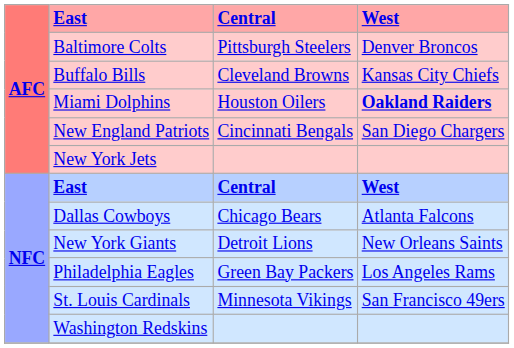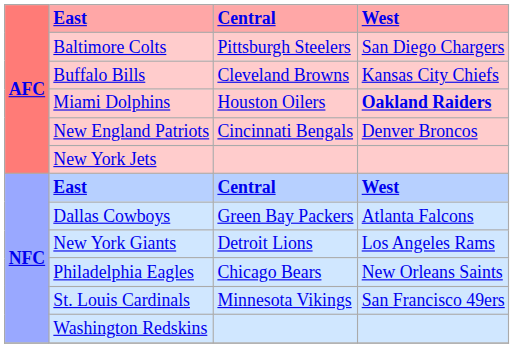(420, 46) Denver Broncos -> (433, 46) San Diego Chargers
(433, 131) San Diego Chargers -> (420, 131) Denver Broncos
(269, 215) Chicago Bears -> (285, 215) Green Bay Packers
(432, 243) New Orleans Saints -> (428, 243) Los Angeles Rams
(285, 272) Green Bay Packers -> (269, 272) Chicago Bears
(428, 272) Los Angeles Rams -> (432, 272) New Orleans Saints
